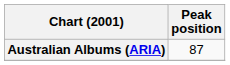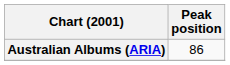(196, 49) 87 -> (196, 49) 86
